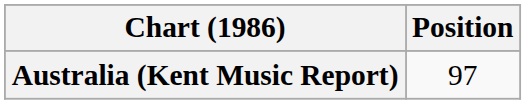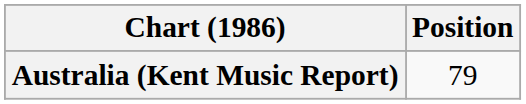(463, 74) 97 -> (463, 74) 79
